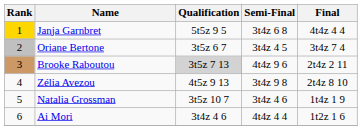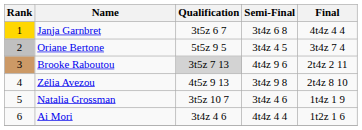(209, 30) 5t5z 9 5 -> (209, 30) 3t5z 6 7
(209, 47) 3t5z 6 7 -> (209, 47) 5t5z 9 5
